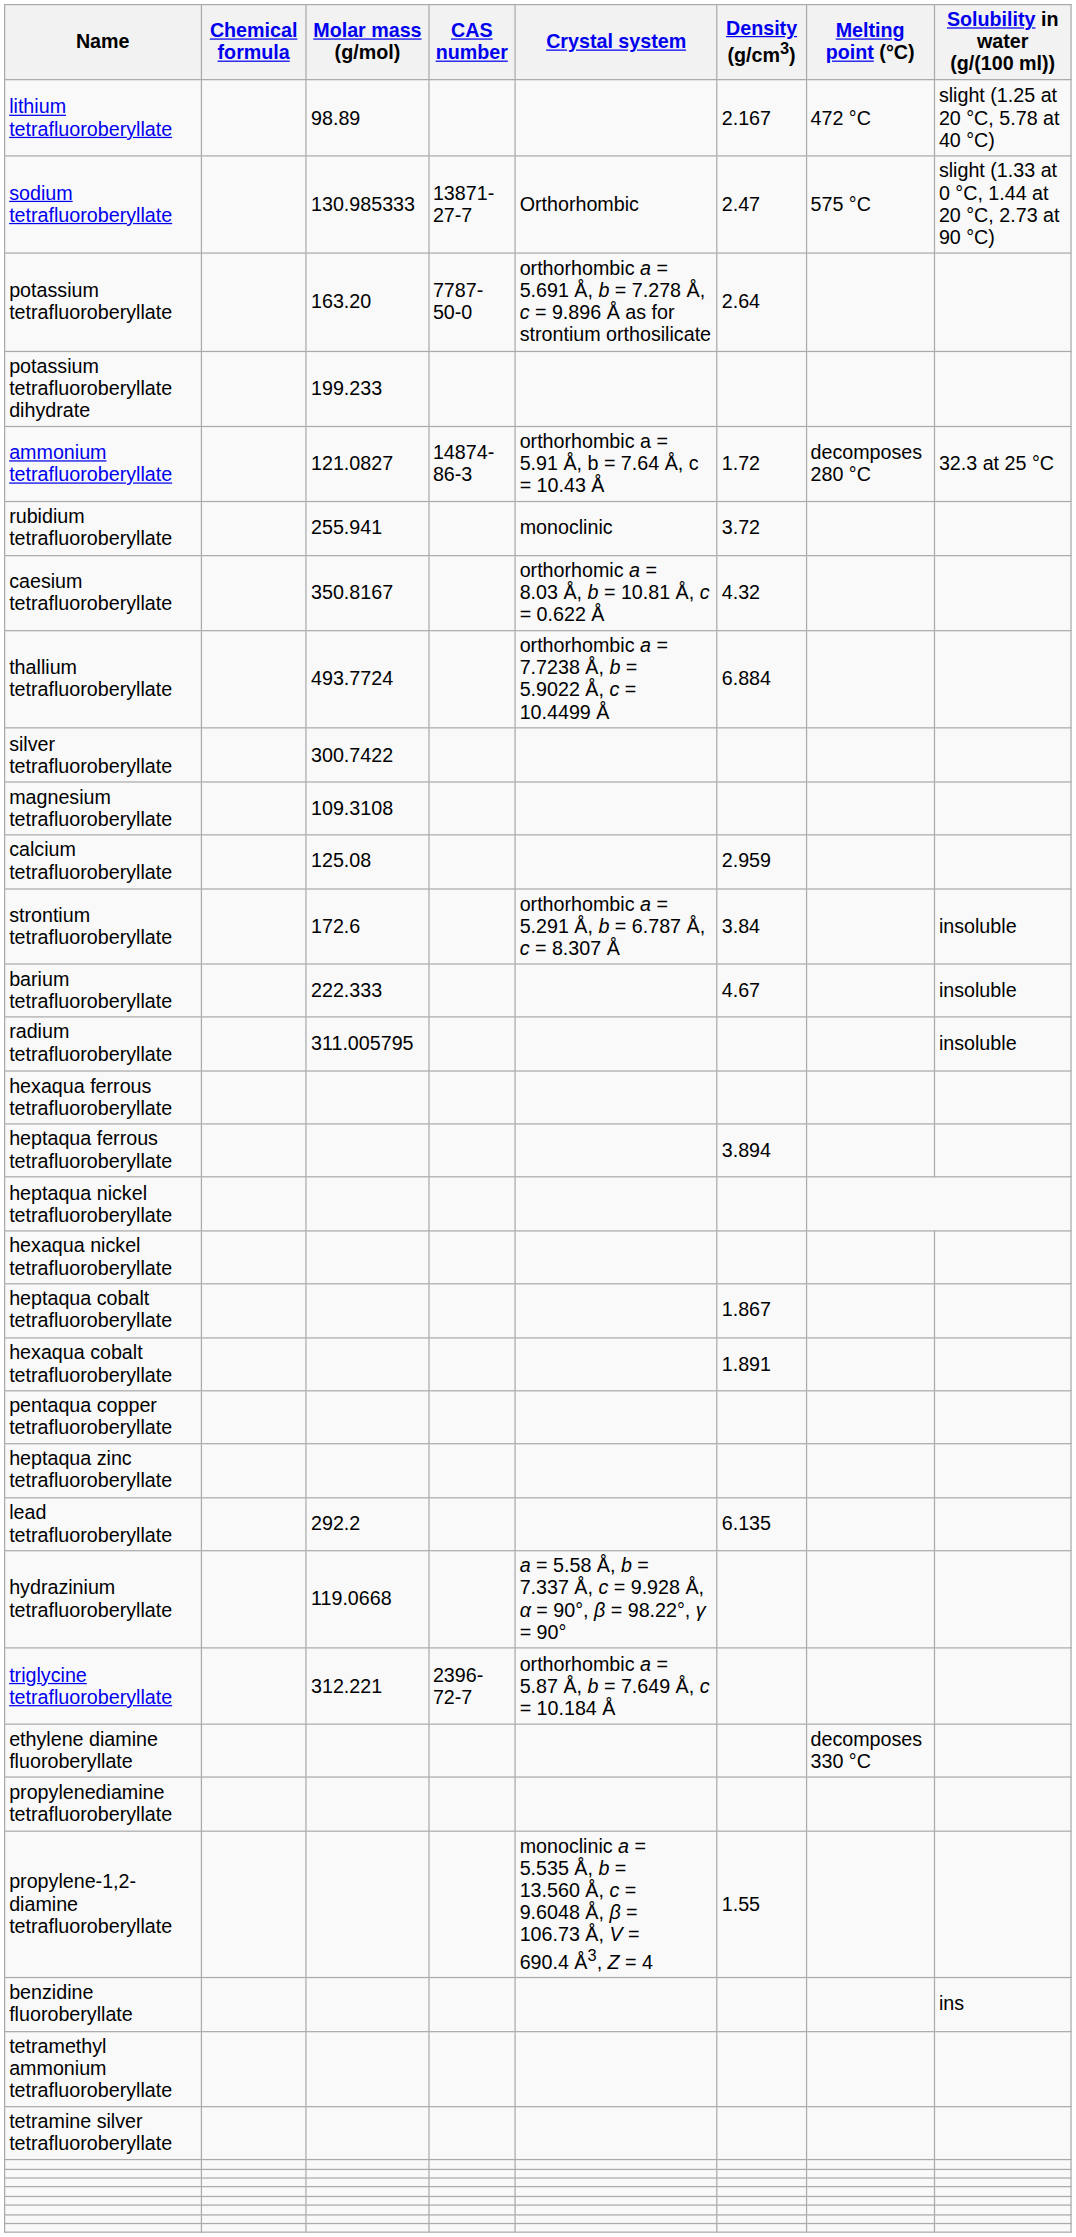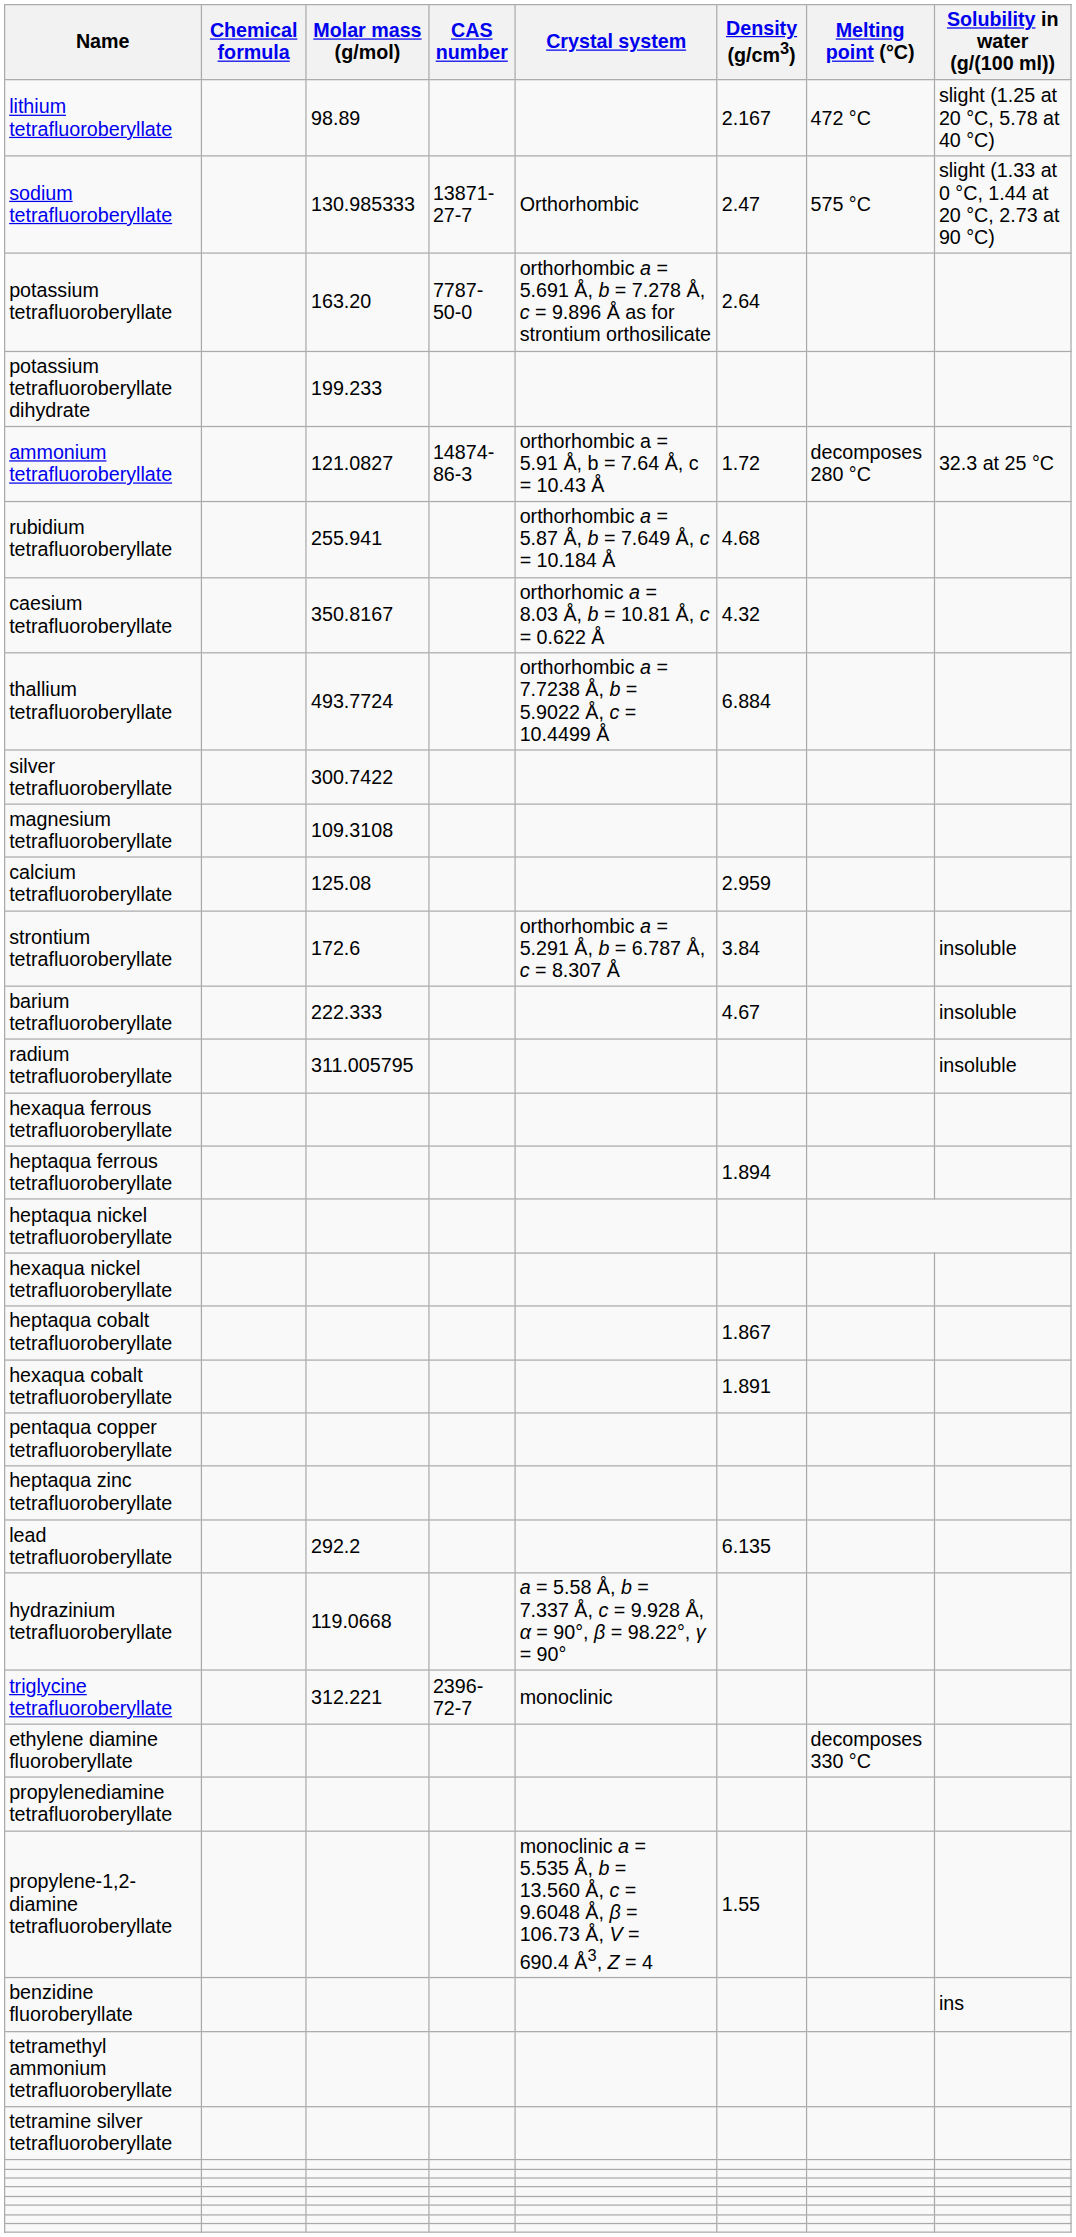(566, 528) monoclinic -> (615, 539) orthorhombic a = 5.87 Å, b = 7.649 Å, c = 10.184 Å
(741, 528) 3.72 -> (741, 539) 4.68
(746, 1150) 3.894 -> (746, 1172) 1.894
(615, 1685) orthorhombic a = 5.87 Å, b = 7.649 Å, c = 10.184 Å -> (566, 1697) monoclinic
